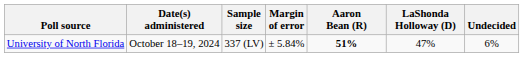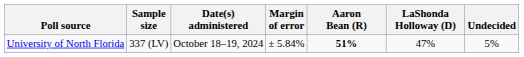columns swapped: (174, 19) <-> (244, 19)
(492, 43) 6% -> (492, 43) 5%
